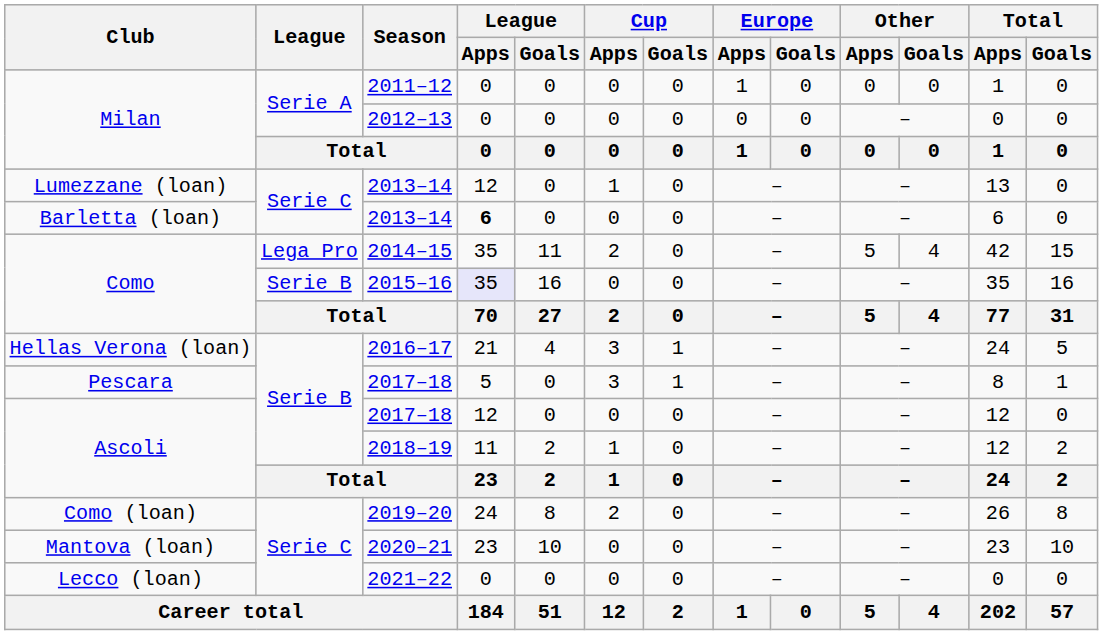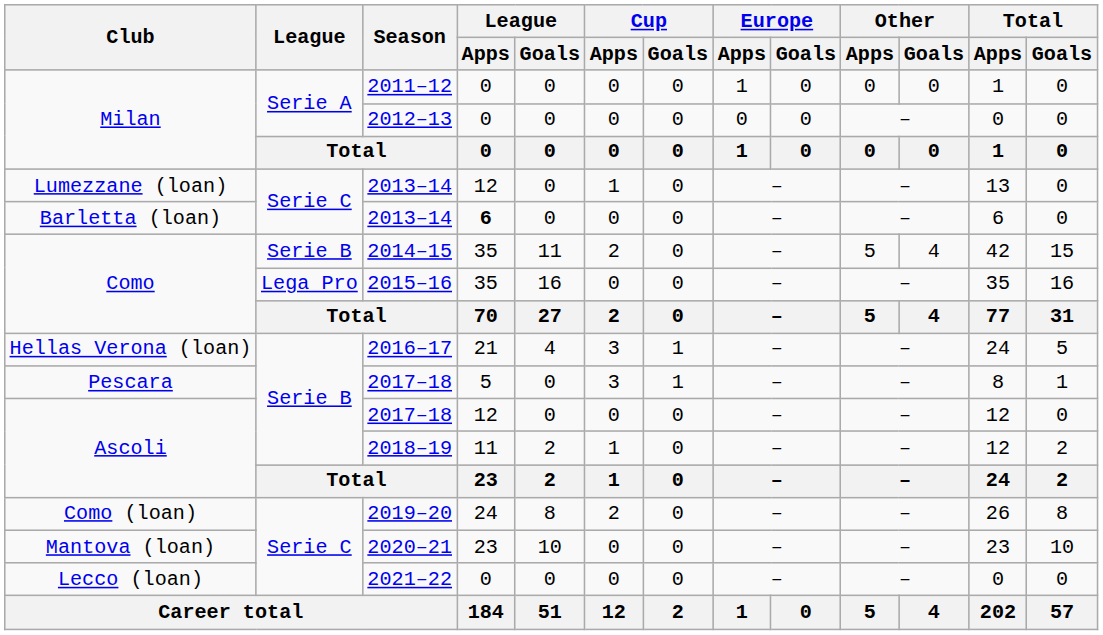(309, 251) Lega Pro -> (309, 251) Serie B
(309, 284) Serie B -> (309, 284) Lega Pro
(486, 284) lavender background -> (486, 284) no background
